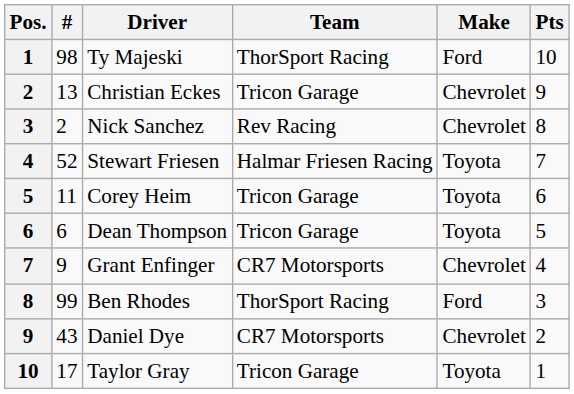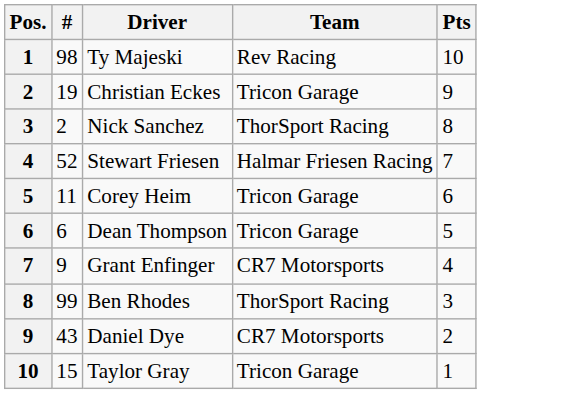- column: (484, 22)
(313, 56) ThorSport Racing -> (286, 56) Rev Racing
(67, 91) 13 -> (67, 91) 19
(286, 126) Rev Racing -> (313, 126) ThorSport Racing
(67, 370) 17 -> (67, 370) 15
